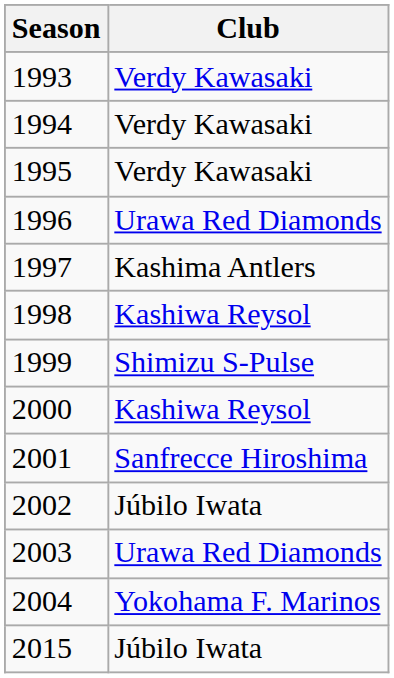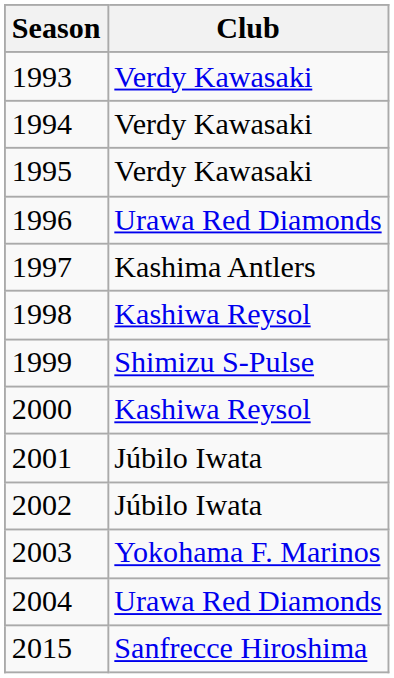(241, 457) Sanfrecce Hiroshima -> (188, 457) Júbilo Iwata
(248, 553) Urawa Red Diamonds -> (247, 553) Yokohama F. Marinos
(247, 600) Yokohama F. Marinos -> (248, 600) Urawa Red Diamonds
(188, 648) Júbilo Iwata -> (241, 648) Sanfrecce Hiroshima
